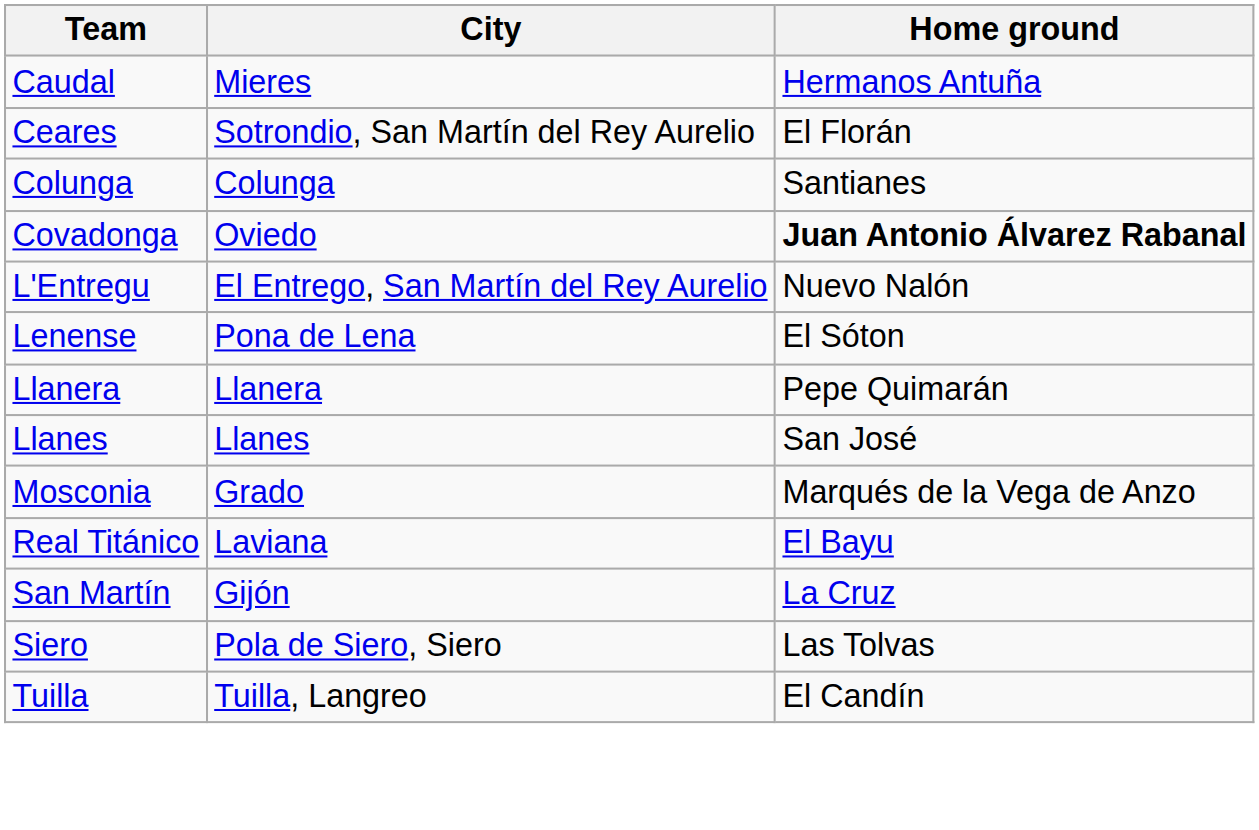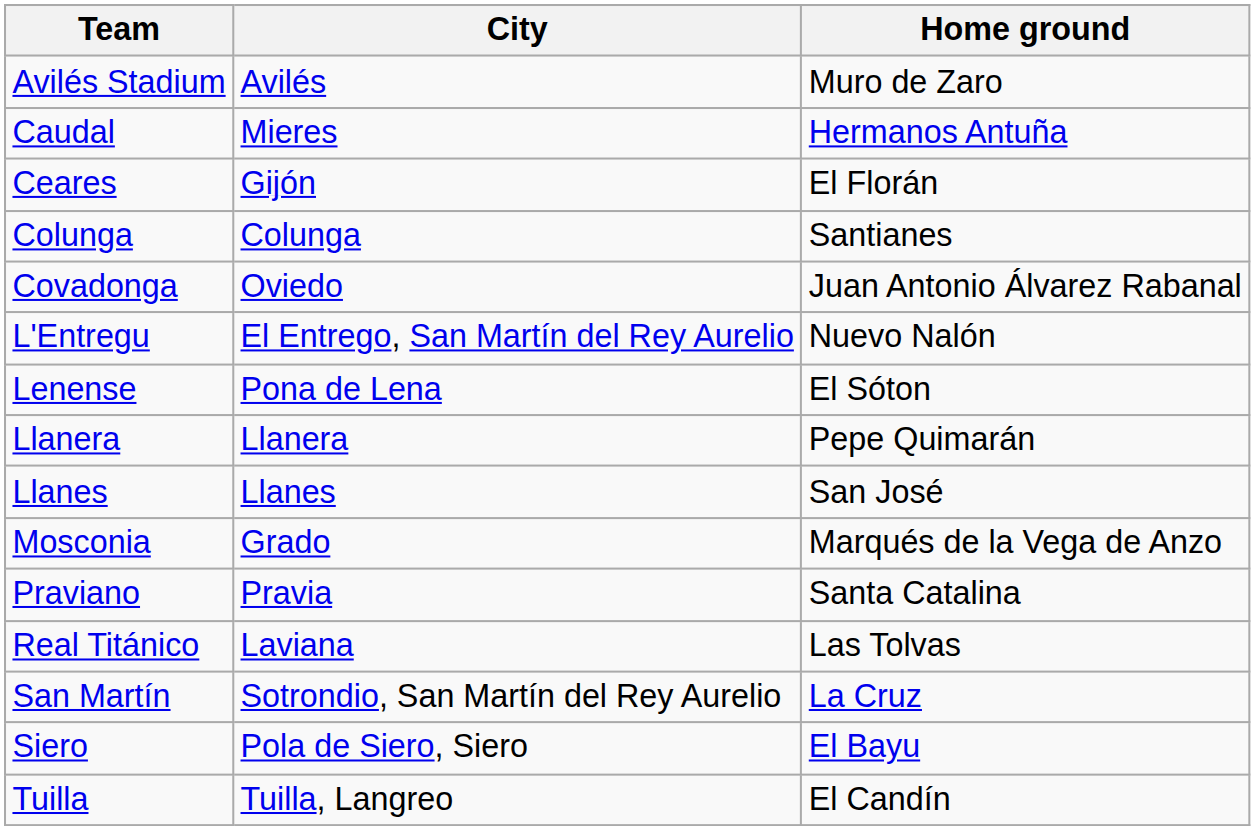+ row: (119, 81)
(485, 132) Sotrondio, San Martín del Rey Aurelio -> (278, 183) Gijón
(1014, 235) bold -> (1025, 286) normal
+ row: (76, 593)
(838, 542) El Bayu -> (885, 645) Las Tolvas
(252, 593) Gijón -> (511, 696) Sotrondio, San Martín del Rey Aurelio
(859, 645) Las Tolvas -> (864, 747) El Bayu
